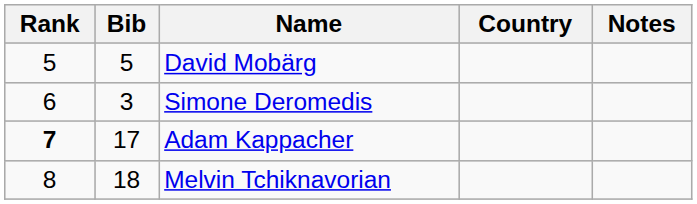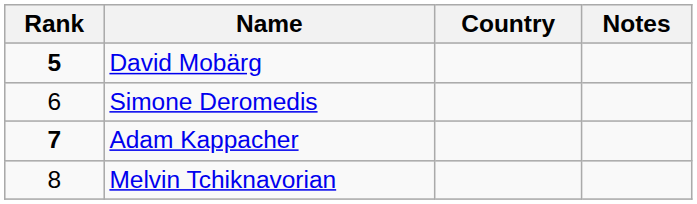- column: (127, 23)
(50, 62) normal -> (54, 62) bold
